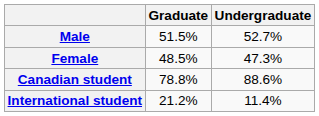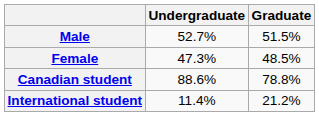columns swapped: (263, 15) <-> (178, 15)
